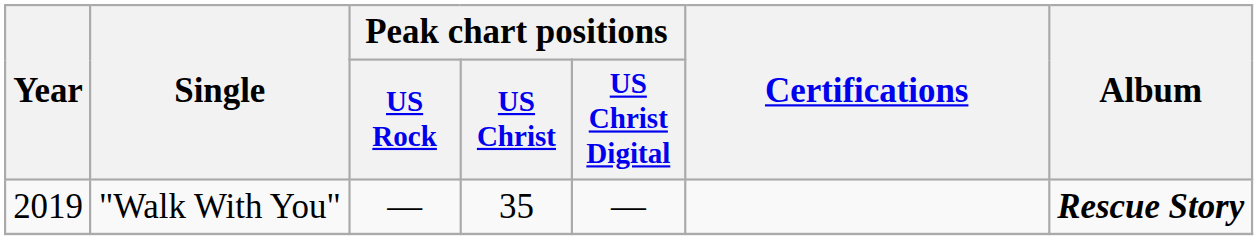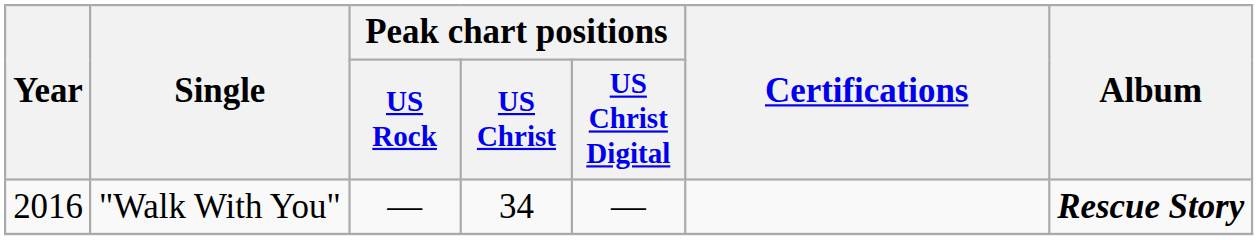(48, 205) 2019 -> (48, 205) 2016
(516, 205) 35 -> (516, 205) 34
